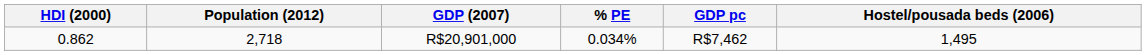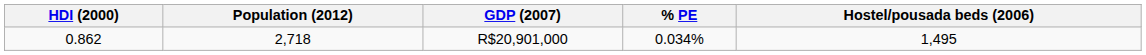- column: (720, 15)
